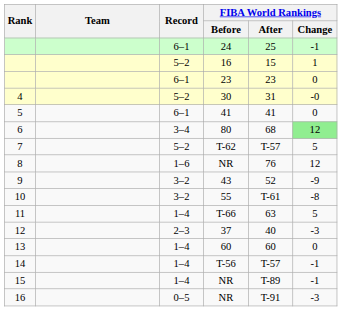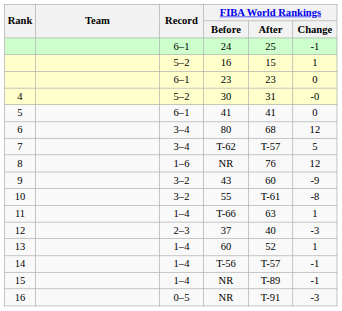(315, 130) lightgreen background -> (315, 130) no background
(181, 146) 5–2 -> (181, 146) 3–4
(270, 180) 52 -> (270, 180) 60
(315, 213) 5 -> (315, 213) 1
(270, 247) 60 -> (270, 247) 52
(315, 247) 0 -> (315, 247) 1
